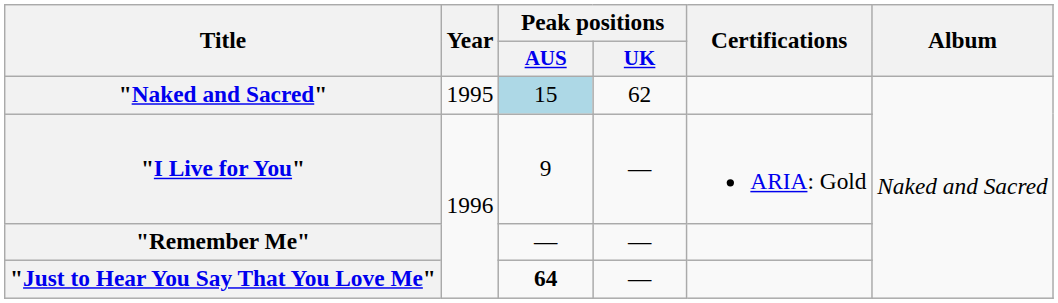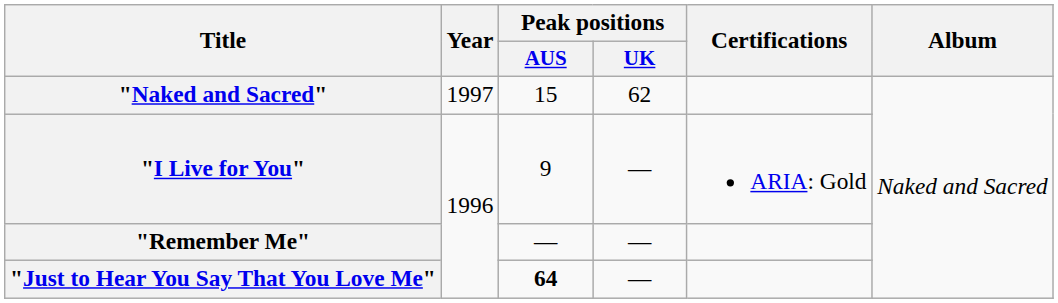(470, 94) 1995 -> (470, 94) 1997
(546, 94) lightblue background -> (546, 94) no background
